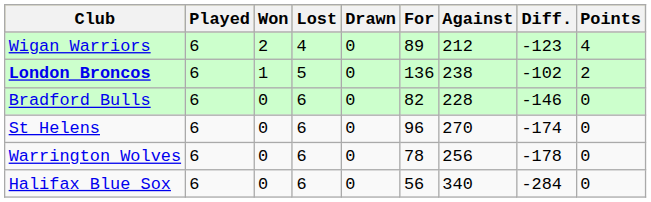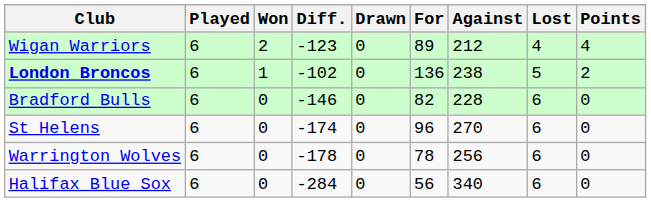columns swapped: (317, 18) <-> (547, 18)
